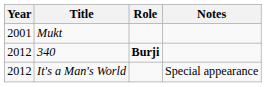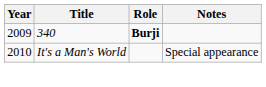- row: (50, 33)
(19, 52) 2012 -> (19, 33) 2009
(19, 71) 2012 -> (19, 52) 2010
